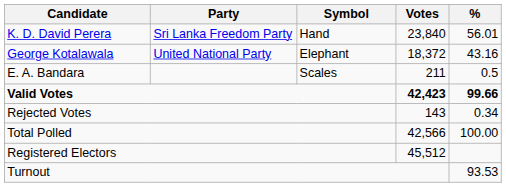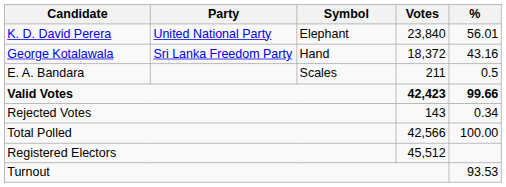(223, 34) Sri Lanka Freedom Party -> (212, 34) United National Party
(314, 34) Hand -> (324, 34) Elephant
(212, 53) United National Party -> (223, 53) Sri Lanka Freedom Party
(324, 53) Elephant -> (314, 53) Hand
